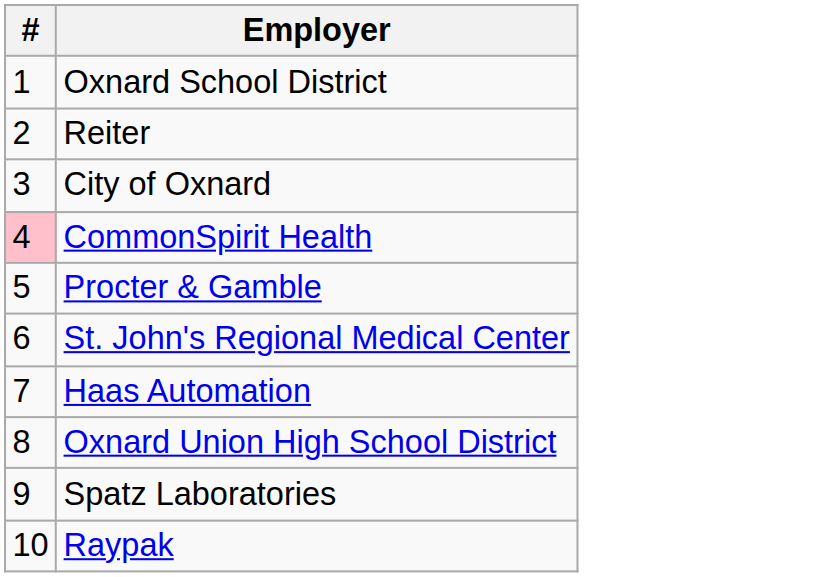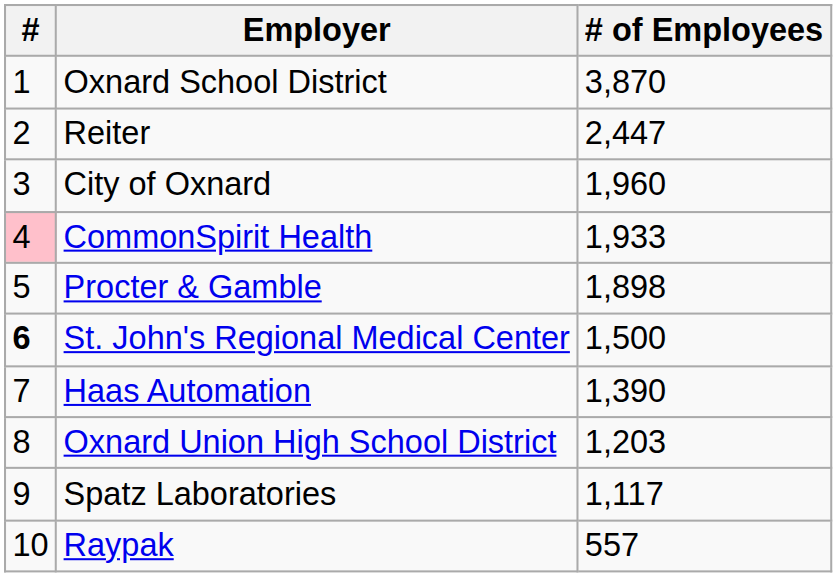+ column: (704, 30)
(22, 339) normal -> (22, 339) bold
